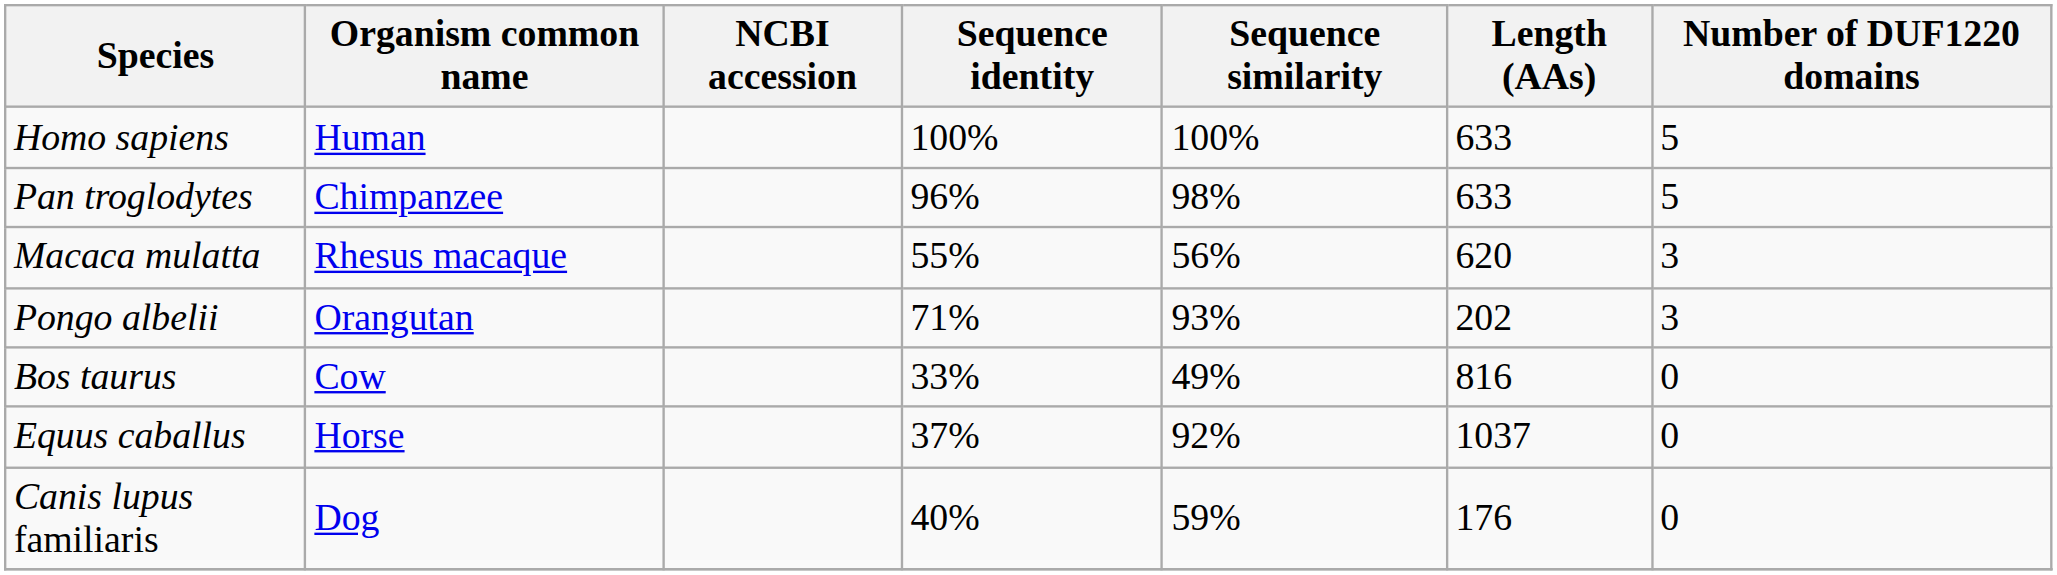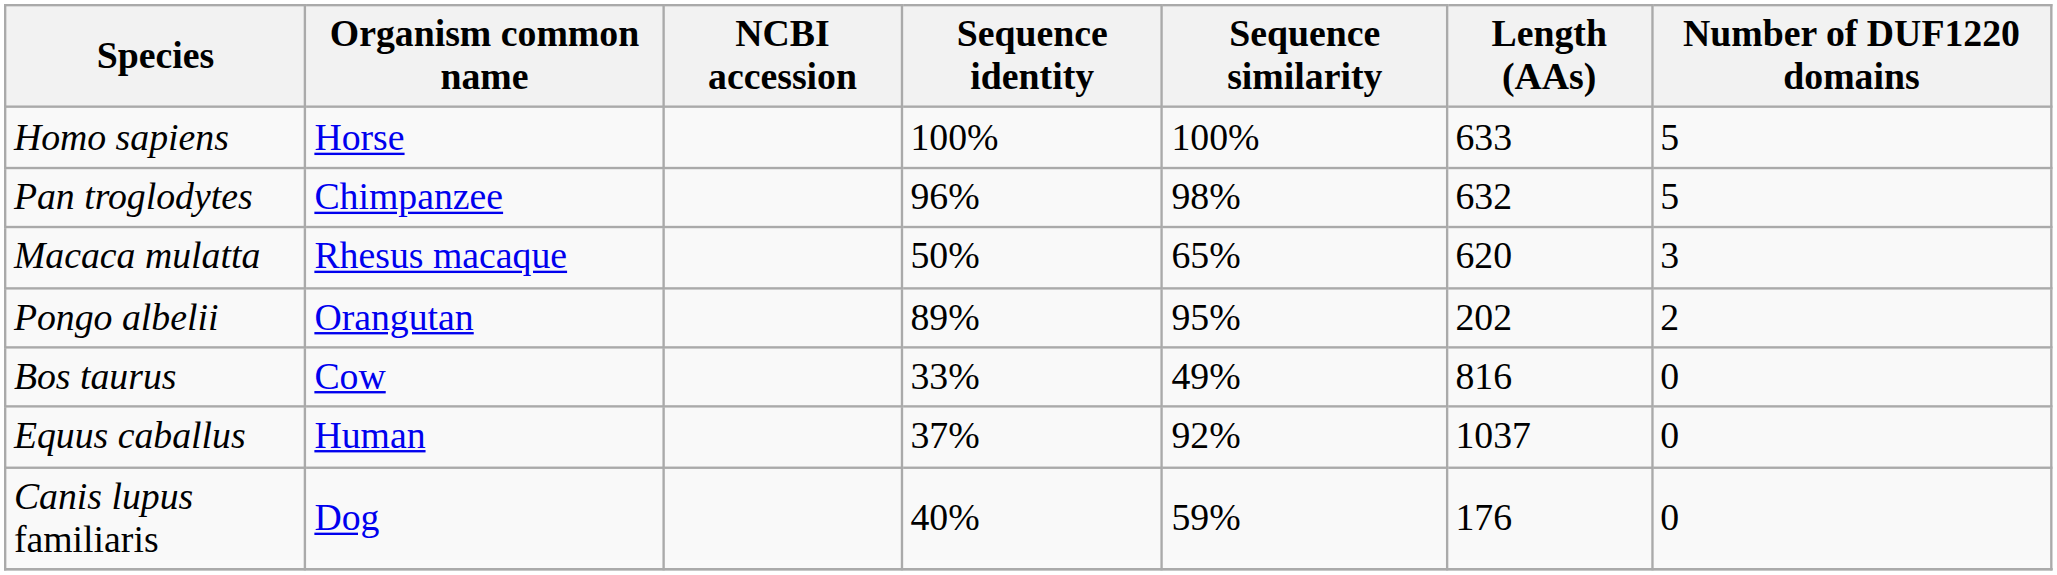(370, 136) Human -> (359, 136) Horse
(1484, 196) 633 -> (1484, 196) 632
(945, 256) 55% -> (945, 256) 50%
(1206, 256) 56% -> (1206, 256) 65%
(945, 316) 71% -> (945, 316) 89%
(1206, 316) 93% -> (1206, 316) 95%
(1670, 316) 3 -> (1670, 316) 2
(359, 436) Horse -> (370, 436) Human
